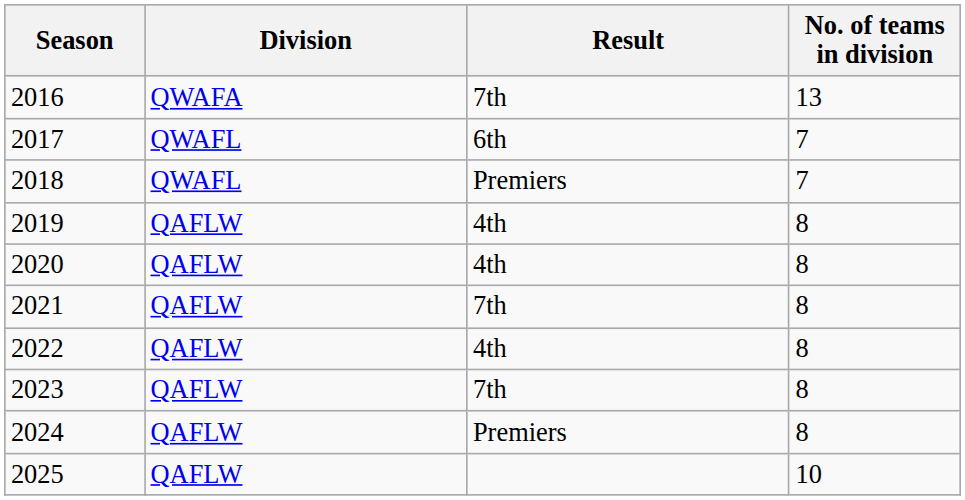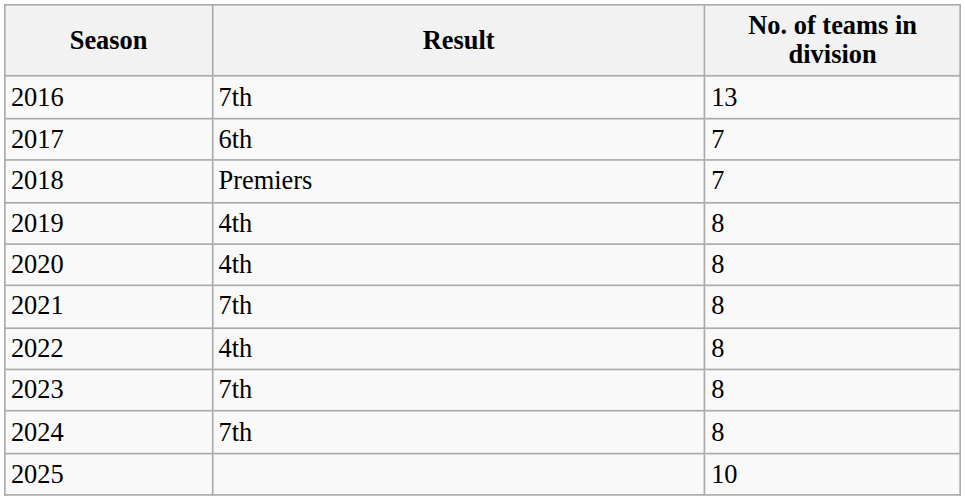- column: (306, 40)
(520, 431) Premiers -> (235, 431) 7th
